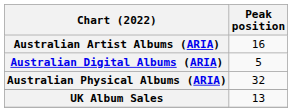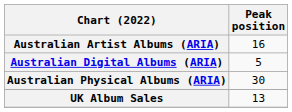(258, 80) 32 -> (258, 80) 30
